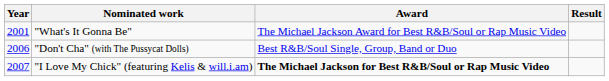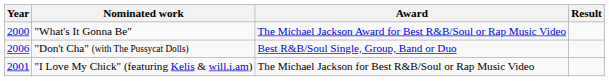(18, 31) 2001 -> (18, 31) 2000
(18, 66) 2007 -> (18, 66) 2001
(403, 66) bold -> (396, 66) normal
